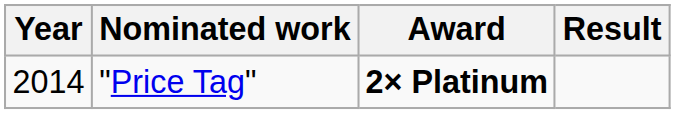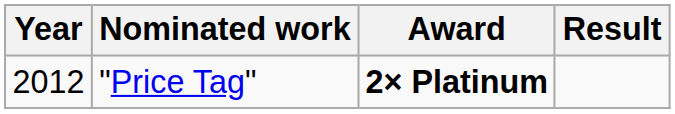(48, 81) 2014 -> (48, 81) 2012
